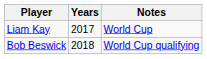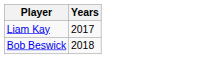- column: (151, 12)
